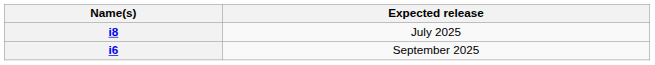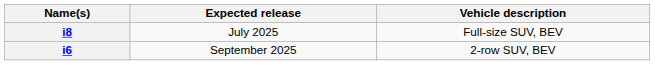+ column: (513, 13)
